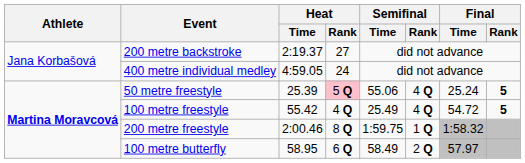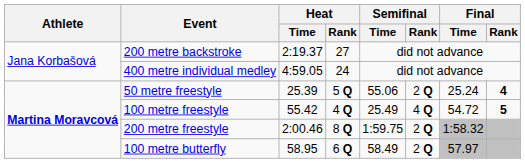(343, 91) pink background -> (343, 91) no background
(423, 91) 4 Q -> (423, 91) 2 Q
(503, 91) 5 -> (503, 91) 4
(423, 129) 1 Q -> (423, 129) 2 Q
